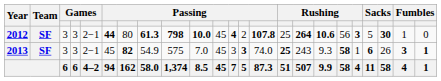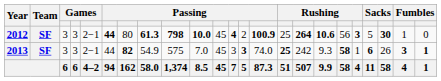(263, 34) 107.8 -> (263, 34) 100.9
(109, 51) 45 -> (109, 51) 44
(303, 51) 243 -> (303, 51) 242
